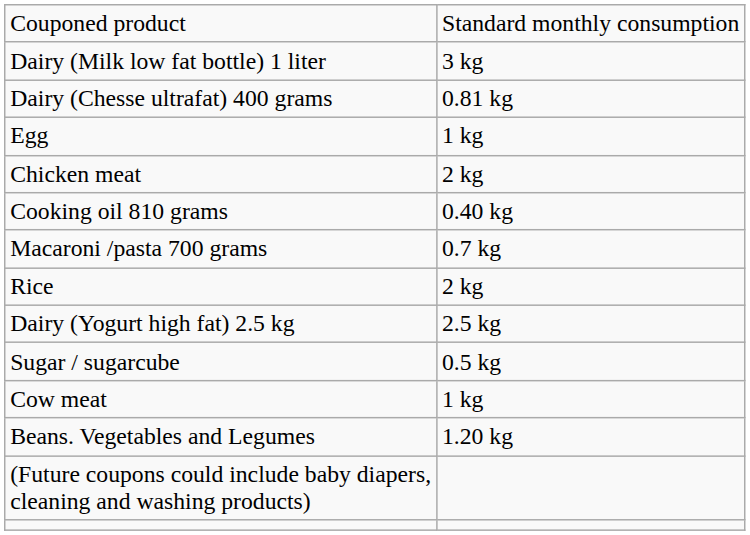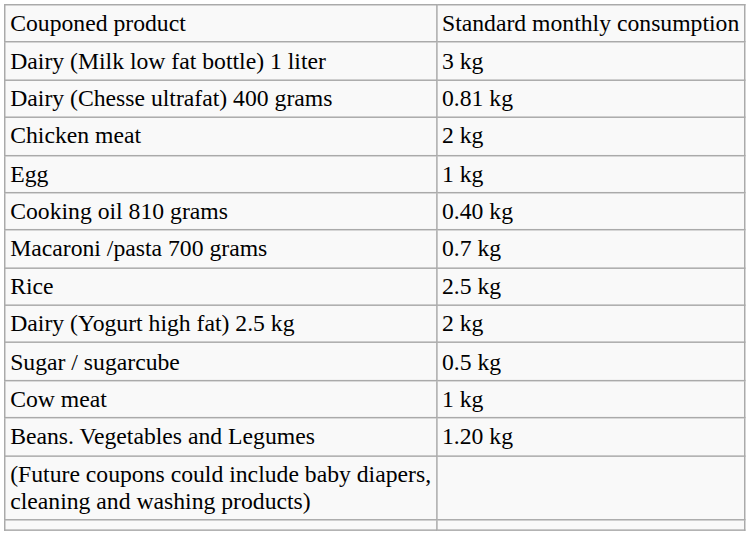rows swapped: (29, 135) <-> (76, 173)
(463, 286) 2 kg -> (472, 286) 2.5 kg
(472, 323) 2.5 kg -> (463, 323) 2 kg
